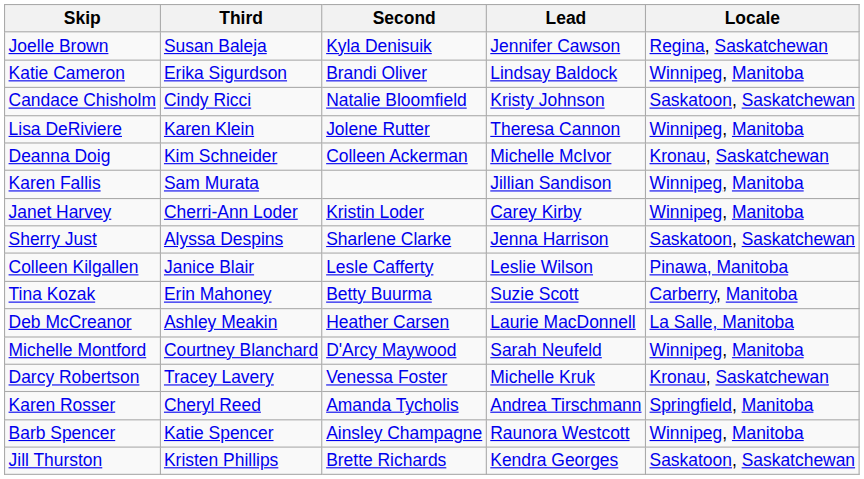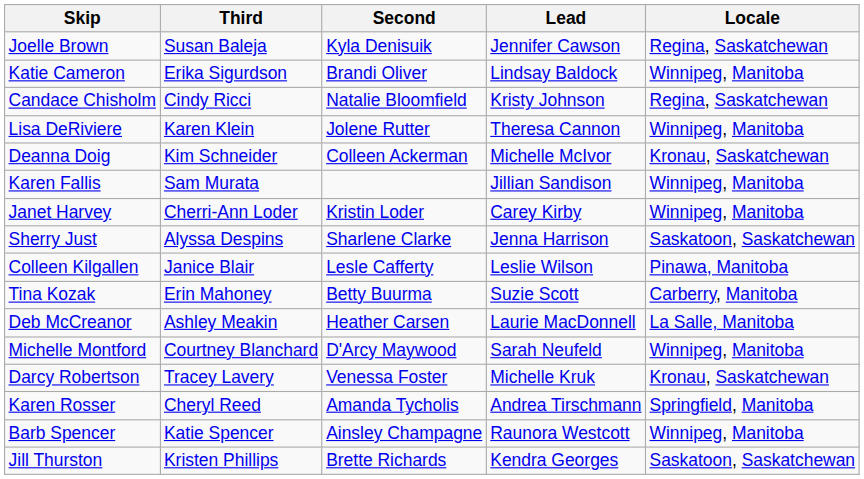(752, 101) Saskatoon, Saskatchewan -> (739, 101) Regina, Saskatchewan
